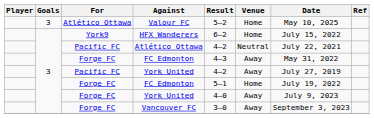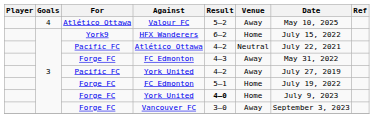(48, 23) 3 -> (48, 23) 4
(253, 23) Home -> (253, 23) Away
(220, 96) normal -> (220, 96) bold
(253, 96) Away -> (253, 96) Home
